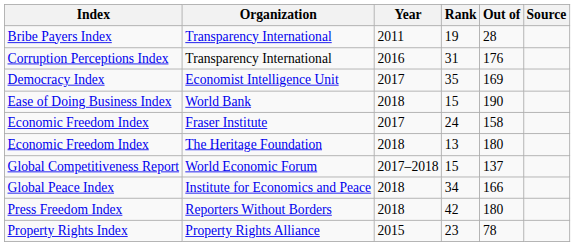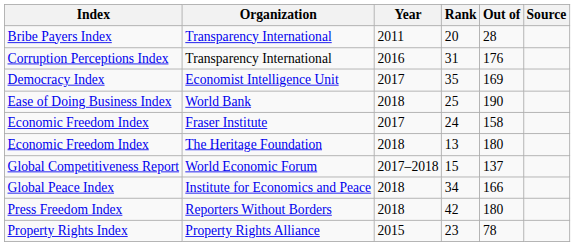(452, 36) 19 -> (452, 36) 20
(452, 101) 15 -> (452, 101) 25
